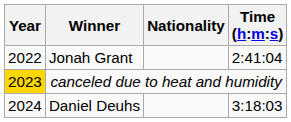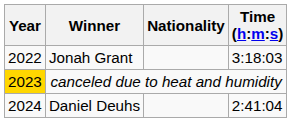(257, 58) 2:41:04 -> (257, 58) 3:18:03
(257, 106) 3:18:03 -> (257, 106) 2:41:04
